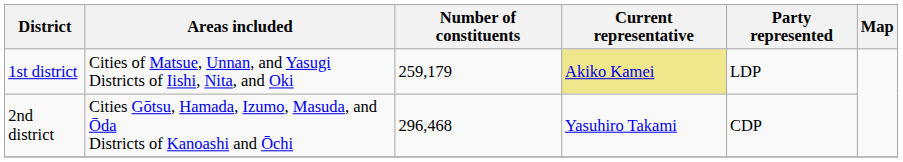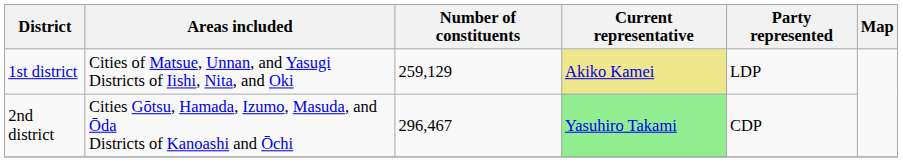(425, 71) 259,179 -> (425, 71) 259,129
(425, 125) 296,468 -> (425, 125) 296,467
(621, 125) no background -> (621, 125) lightgreen background
